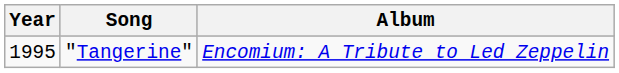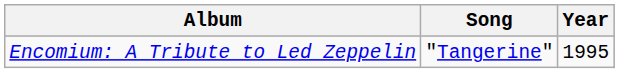columns swapped: (33, 21) <-> (406, 21)
